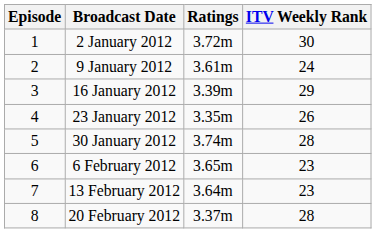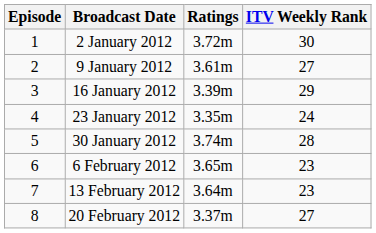(307, 66) 24 -> (307, 66) 27
(307, 116) 26 -> (307, 116) 24
(307, 215) 28 -> (307, 215) 27
